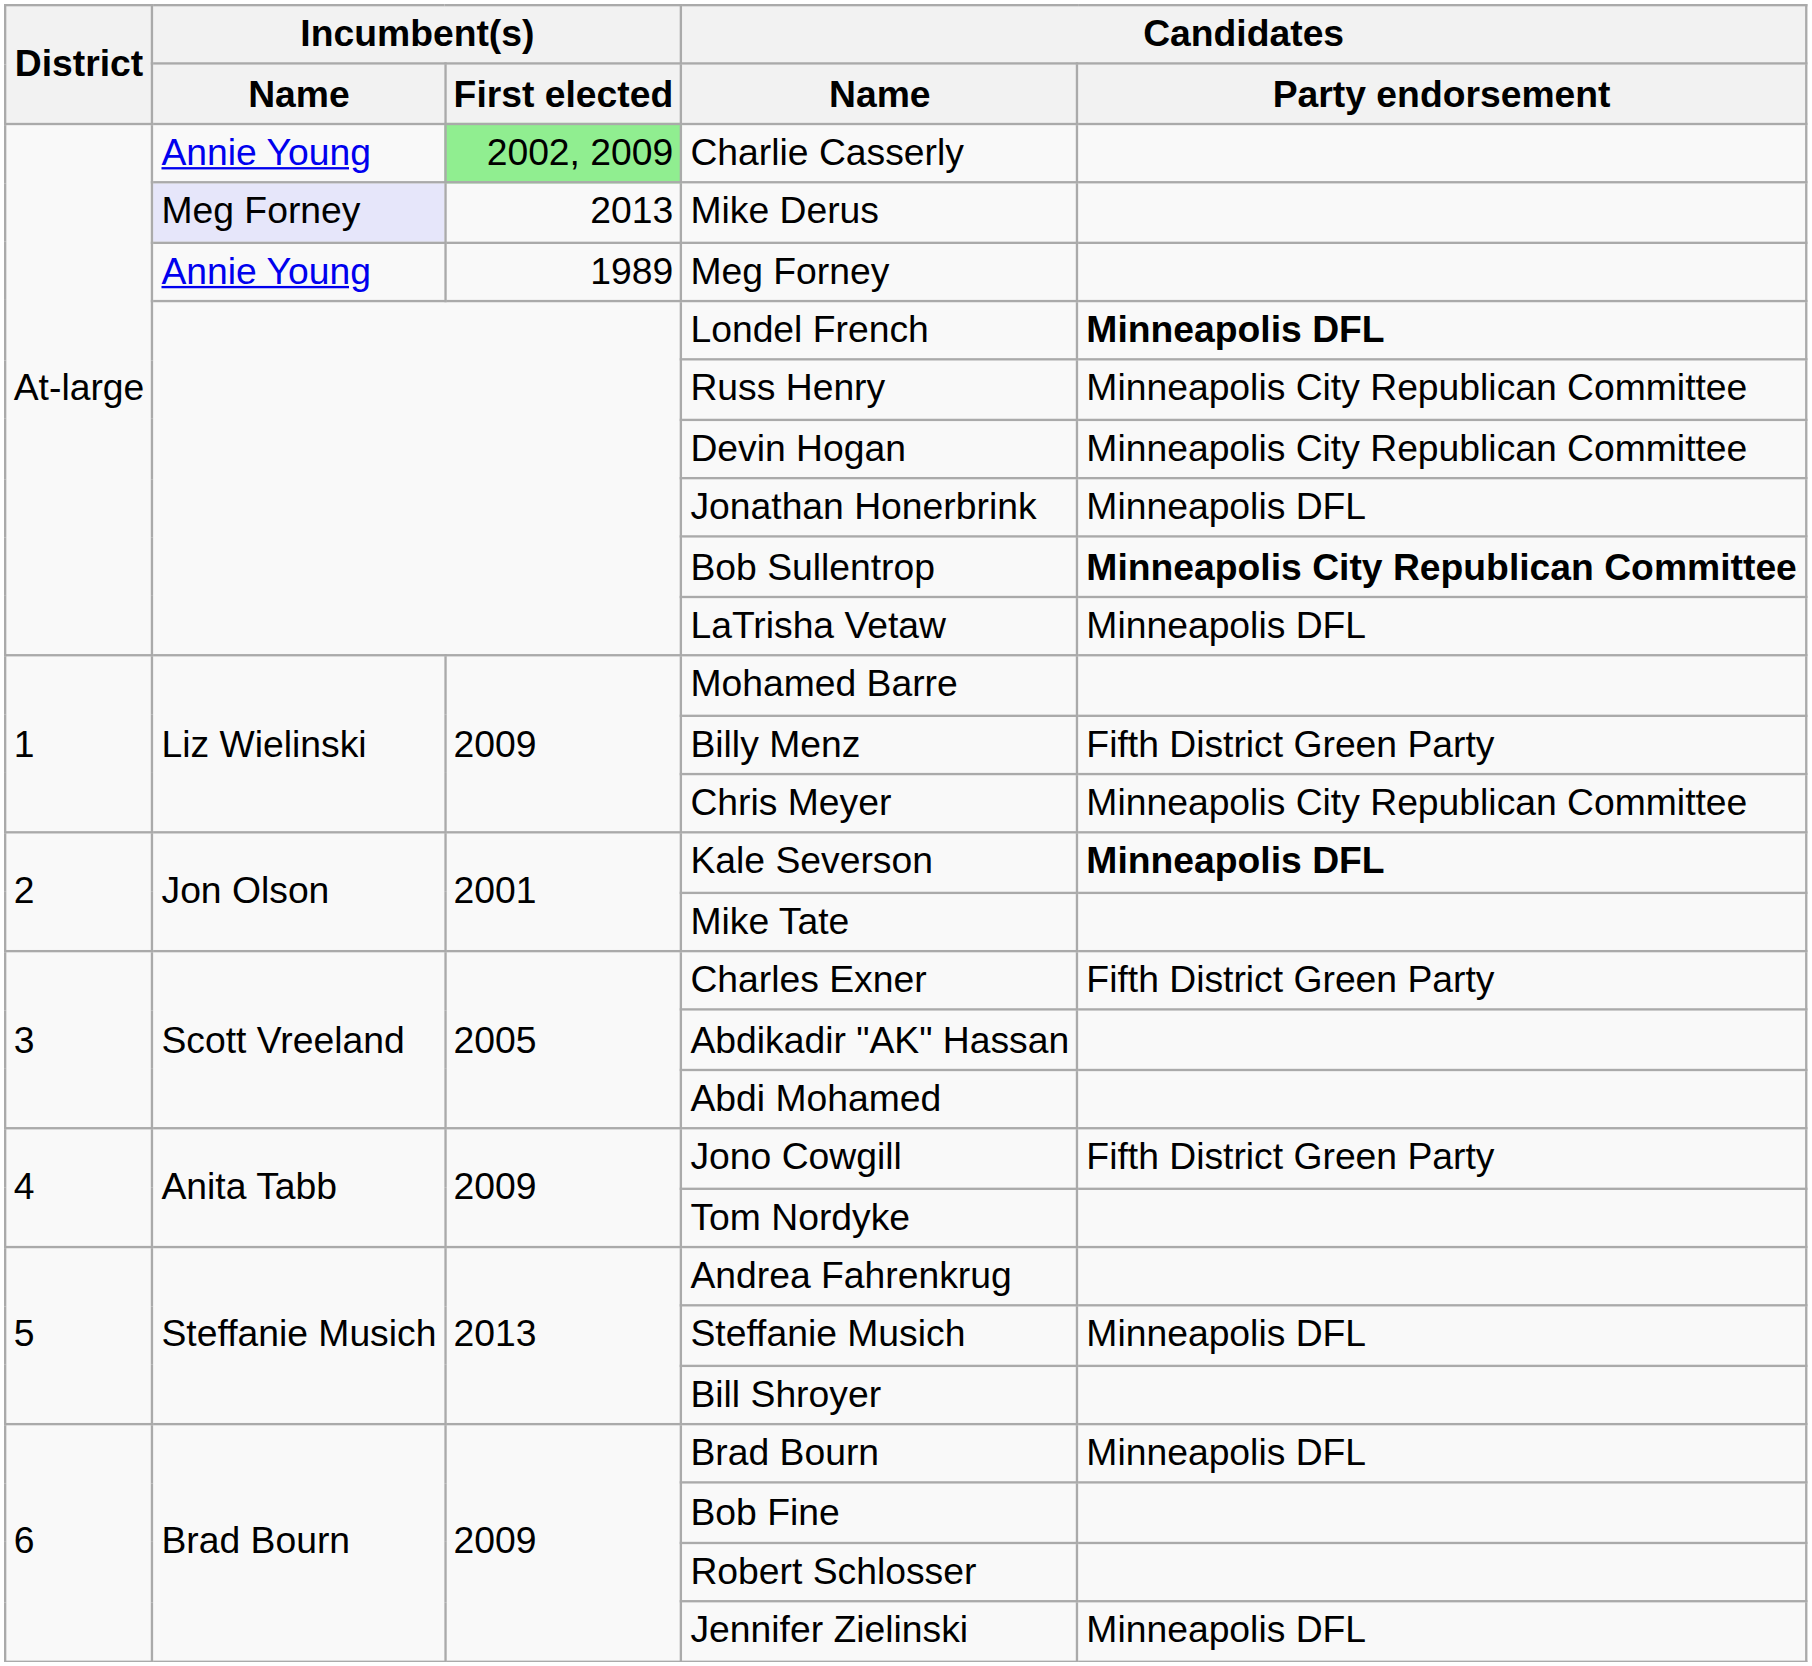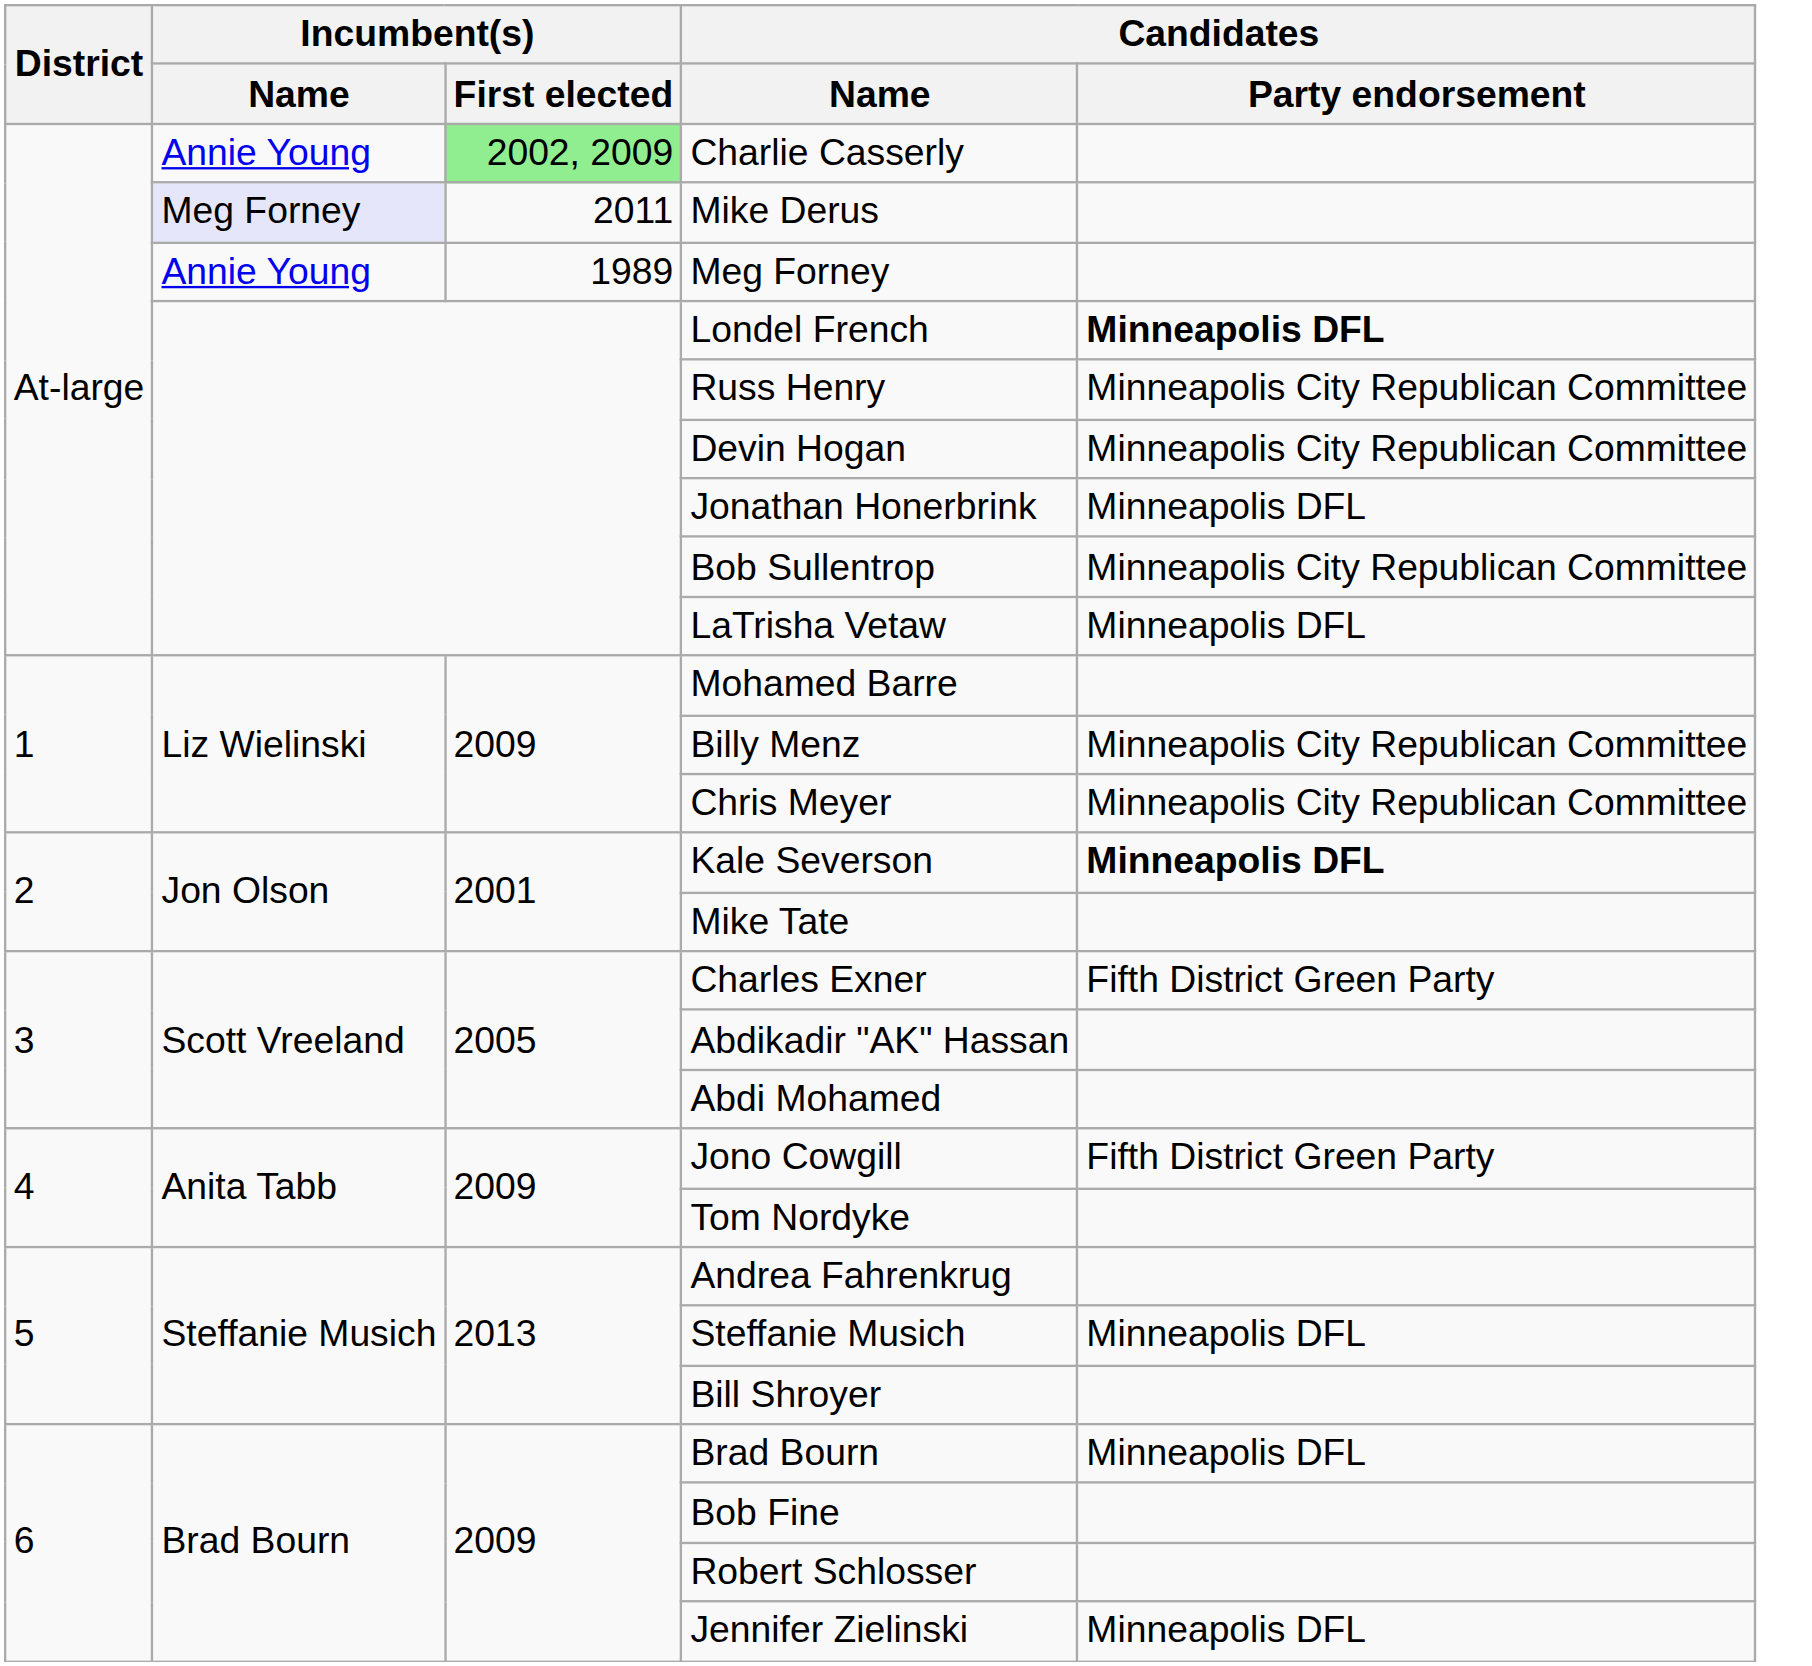(632, 211) 2013 -> (633, 211) 2011
(1442, 566) bold -> (1417, 566) normal
(1290, 743) Fifth District Green Party -> (1417, 743) Minneapolis City Republican Committee
